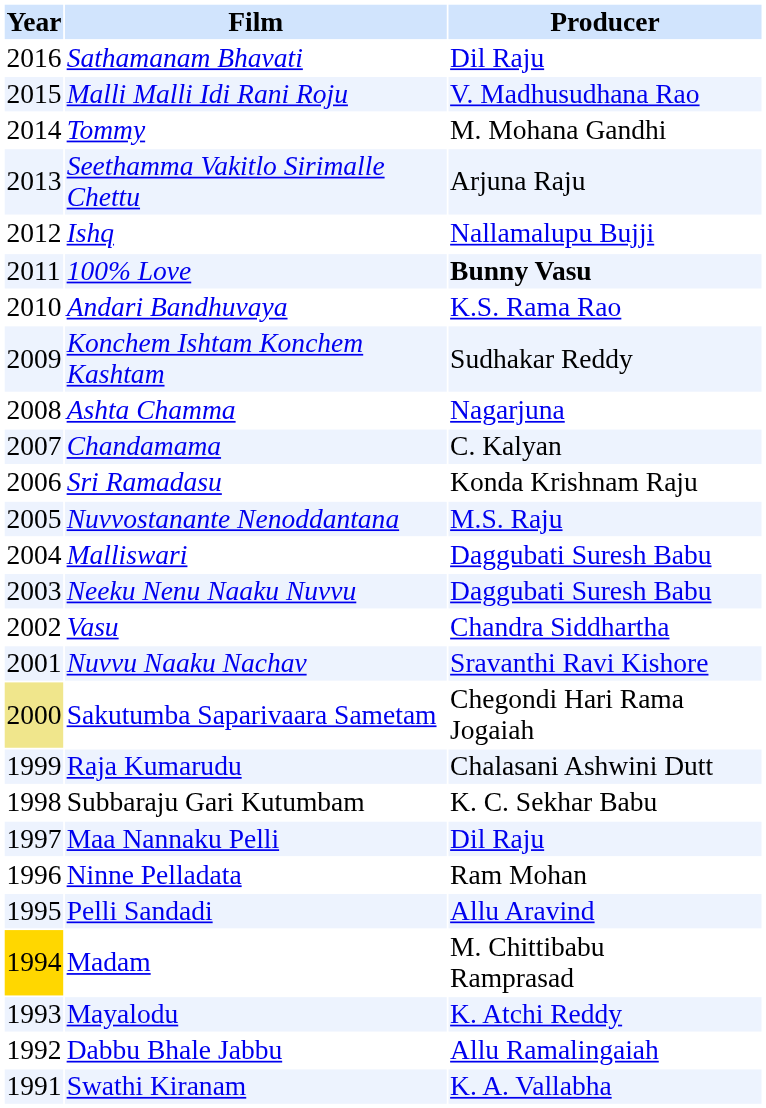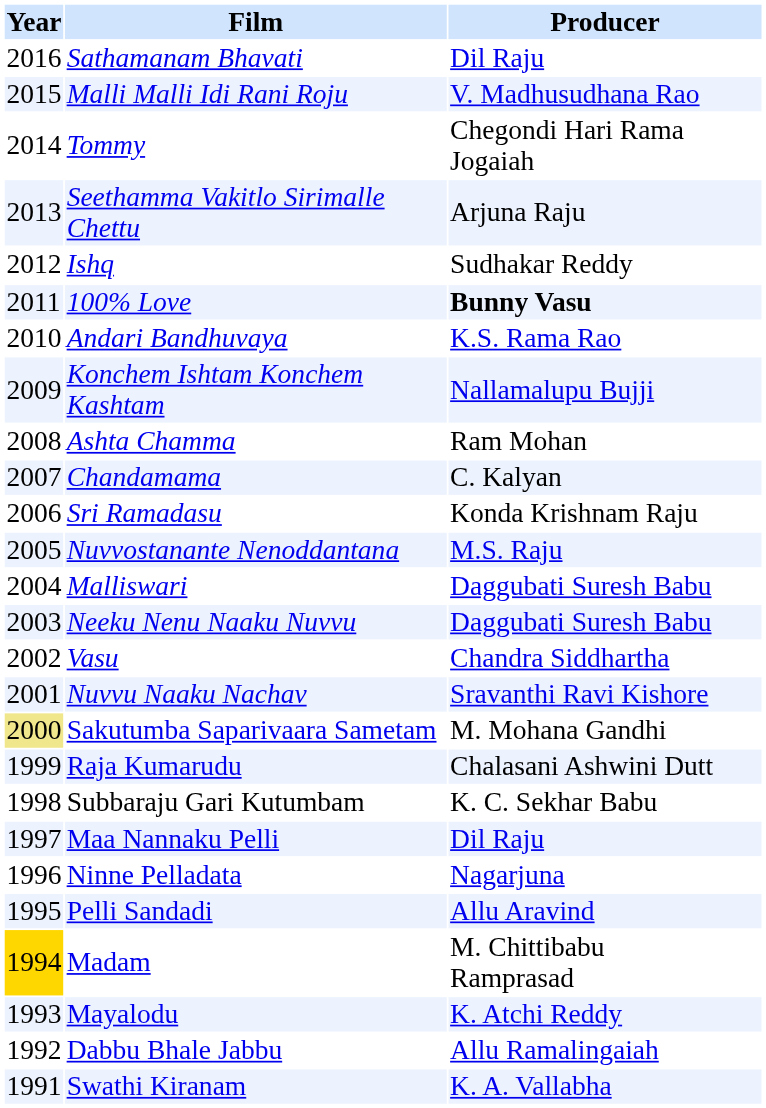(558, 129) M. Mohana Gandhi -> (567, 145) Chegondi Hari Rama Jogaiah
(552, 233) Nallamalupu Bujji -> (541, 264) Sudhakar Reddy
(541, 358) Sudhakar Reddy -> (552, 389) Nallamalupu Bujji
(507, 410) Nagarjuna -> (519, 441) Ram Mohan
(567, 714) Chegondi Hari Rama Jogaiah -> (558, 730) M. Mohana Gandhi
(519, 874) Ram Mohan -> (507, 874) Nagarjuna
